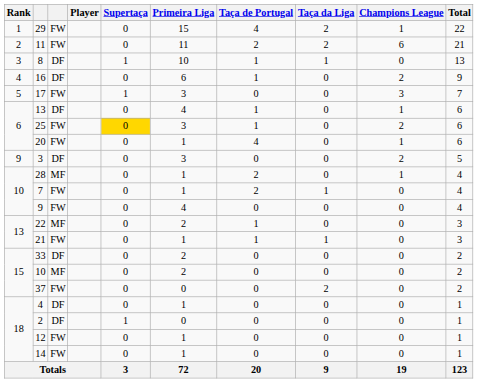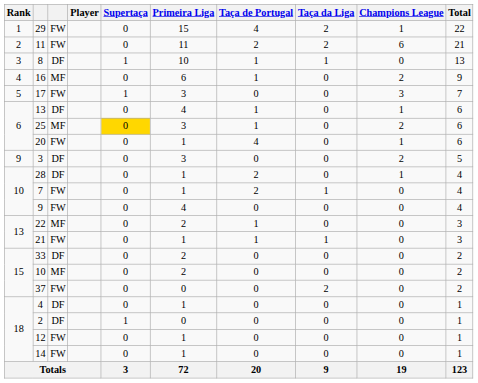(58, 77) DF -> (58, 77) MF
(58, 126) FW -> (58, 126) MF
(58, 175) MF -> (58, 175) DF
